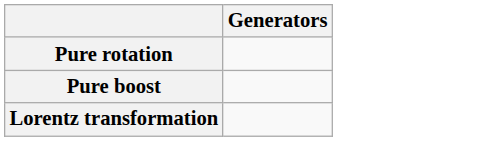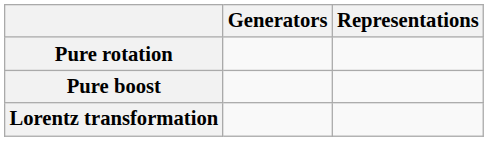+ column: (408, 20)
